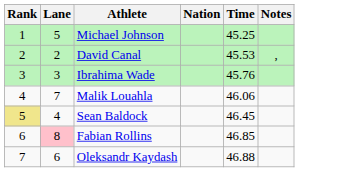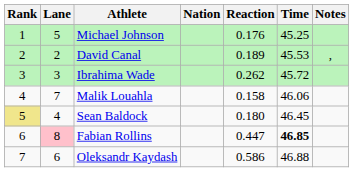+ column: (250, 14)
(241, 75) 45.76 -> (295, 75) 45.72
(241, 136) normal -> (295, 136) bold
